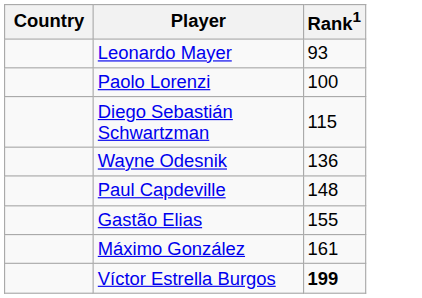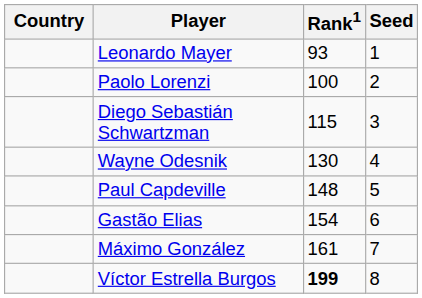+ column: (392, 21)
(323, 161) 136 -> (323, 161) 130
(323, 219) 155 -> (323, 219) 154
